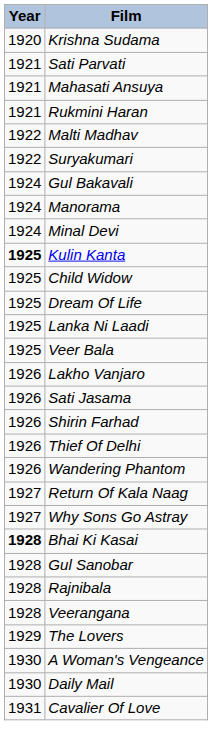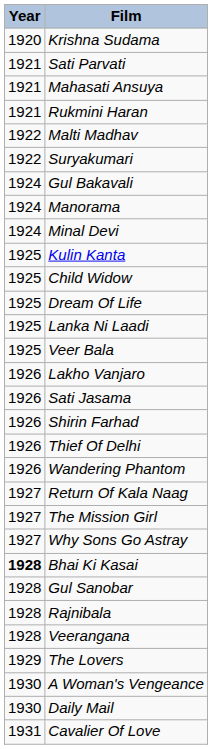(25, 254) bold -> (25, 254) normal
+ row: (103, 517)
